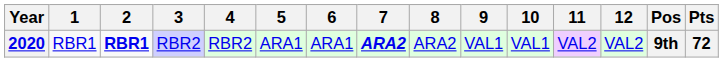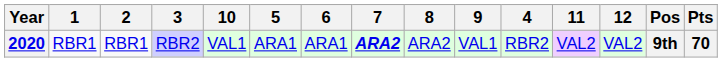columns swapped: (230, 17) <-> (530, 17)
(127, 43) bold -> (126, 43) normal
(702, 43) 72 -> (701, 43) 70
